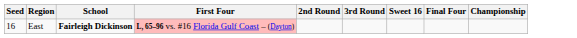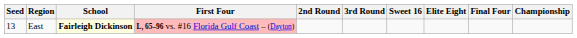+ column: (446, 12)
(11, 26) 16 -> (11, 26) 13
(95, 26) no background -> (95, 26) lightyellow background
